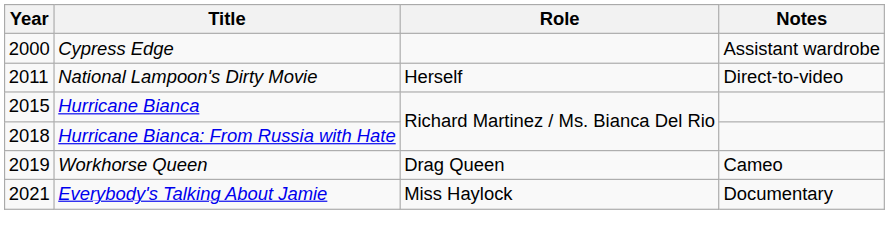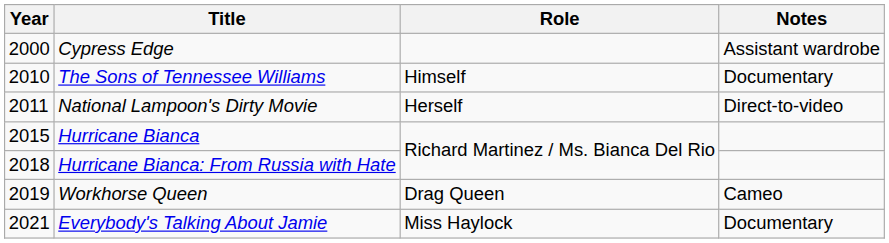+ row: (192, 77)
